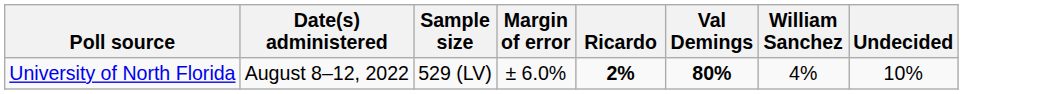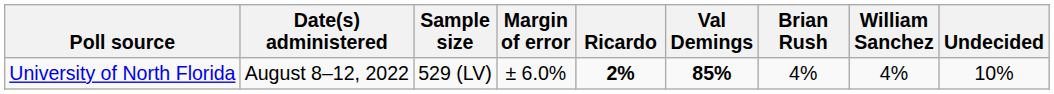+ column: (803, 31)
(712, 73) 80% -> (712, 73) 85%
